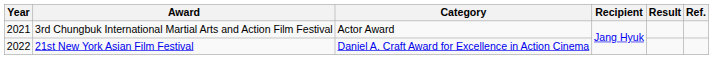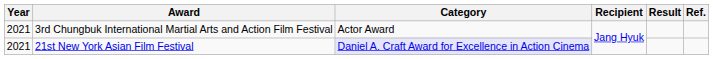(19, 46) 2022 -> (19, 46) 2021
(463, 46) no background -> (463, 46) lavender background
